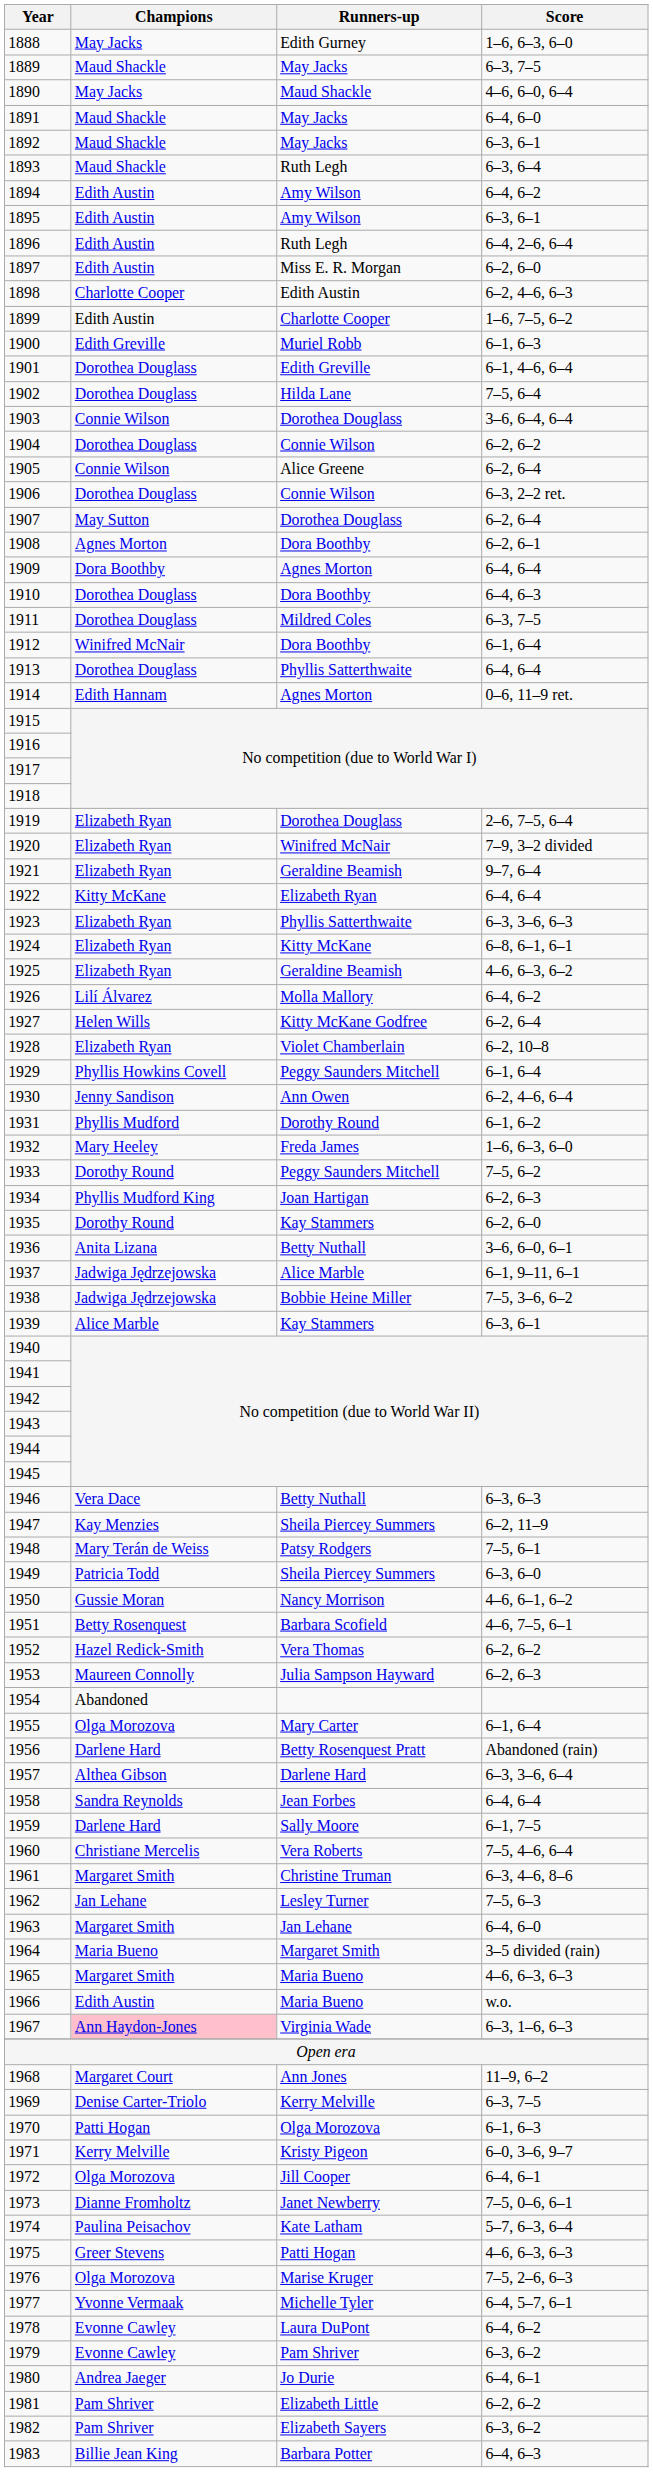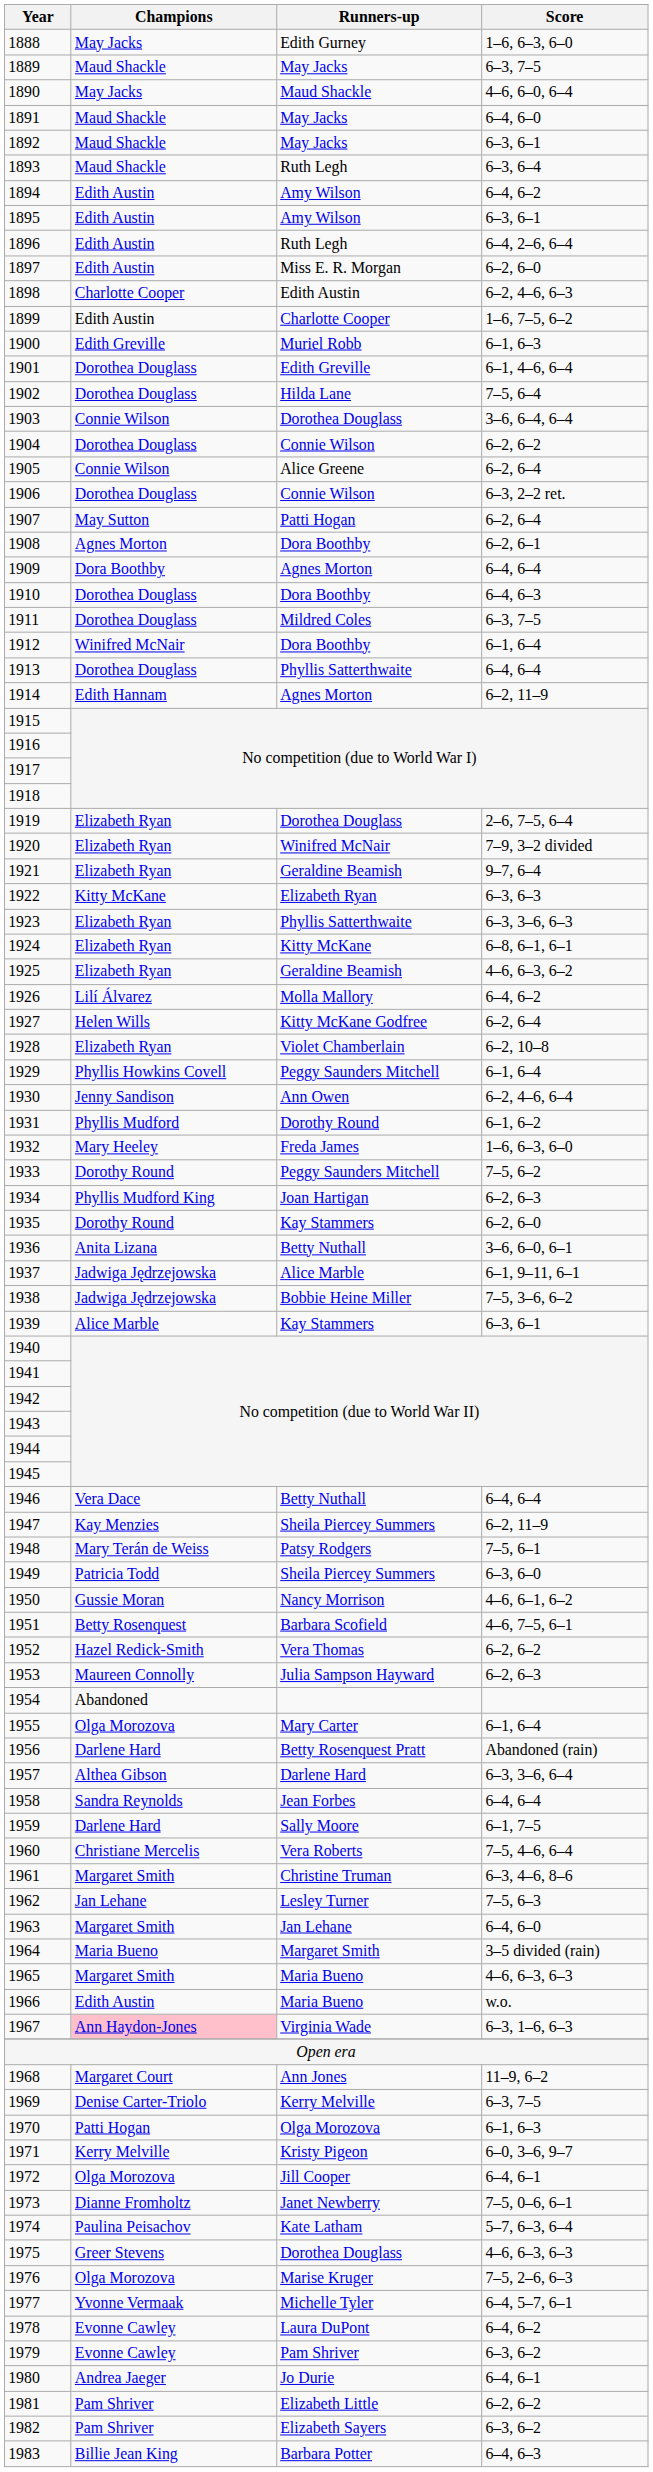(341, 519) Dorothea Douglass -> (318, 519) Patti Hogan
(529, 695) 0–6, 11–9 ret. -> (517, 695) 6–2, 11–9
(513, 896) 6–4, 6–4 -> (513, 896) 6–3, 6–3
(513, 1499) 6–3, 6–3 -> (513, 1499) 6–4, 6–4
(318, 2252) Patti Hogan -> (341, 2252) Dorothea Douglass
